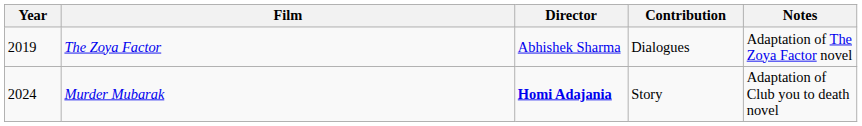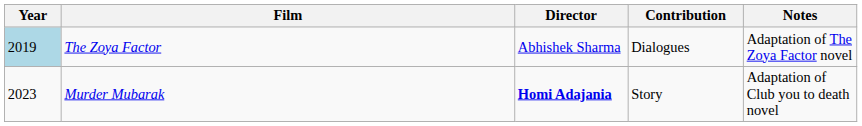(22, 46) no background -> (22, 46) lightblue background
(22, 93) 2024 -> (22, 93) 2023
